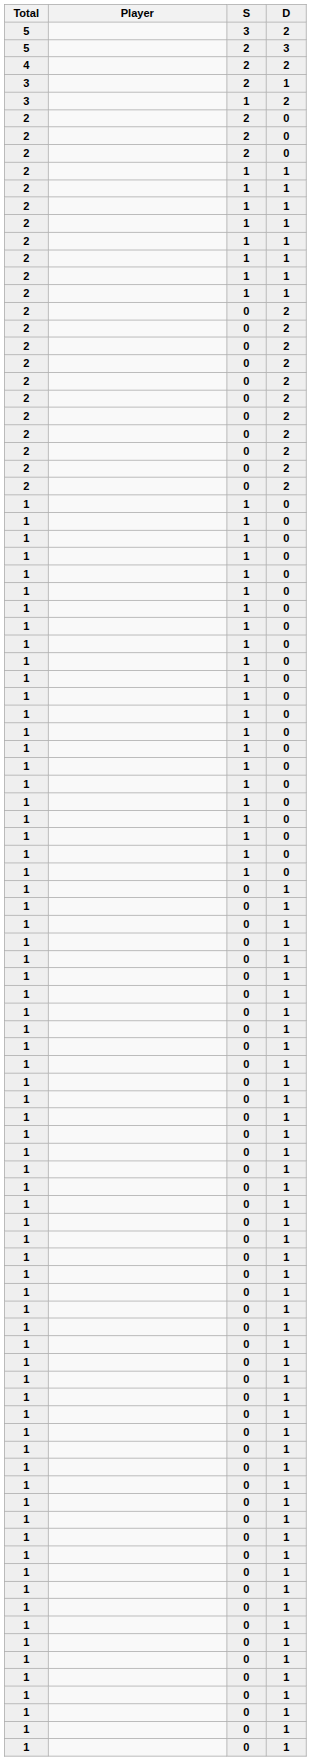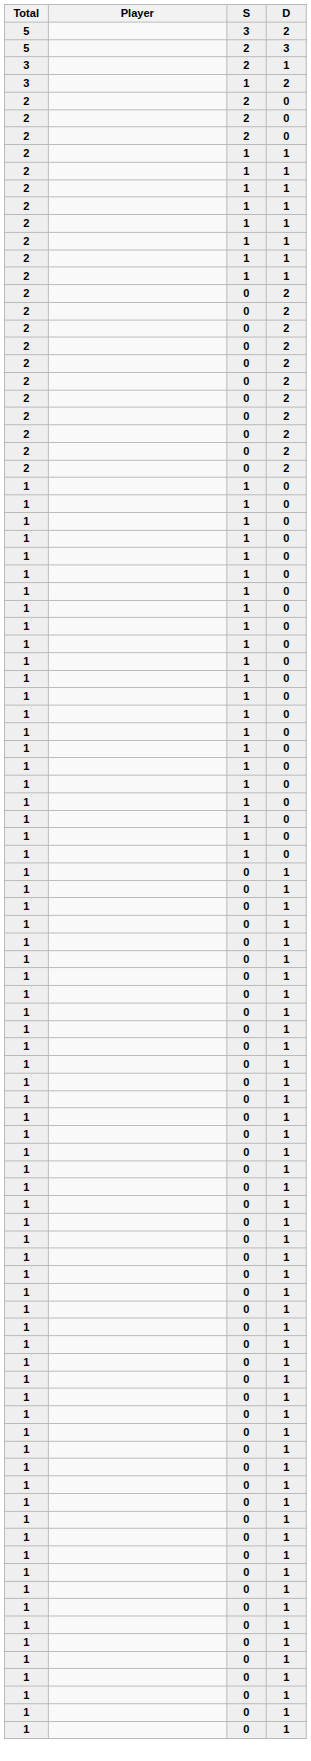- row: (26, 66)
